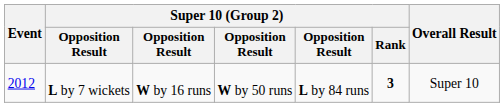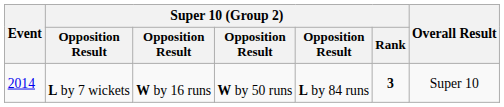(21, 83) 2012 -> (21, 83) 2014
